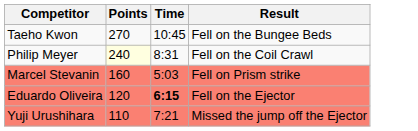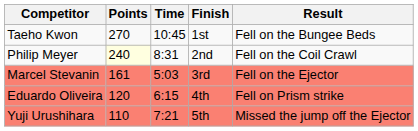+ column: (210, 14)
(119, 75) 160 -> (119, 75) 161
(246, 75) Fell on Prism strike -> (287, 75) Fell on the Ejector
(166, 95) bold -> (166, 95) normal
(243, 95) Fell on the Ejector -> (290, 95) Fell on Prism strike
